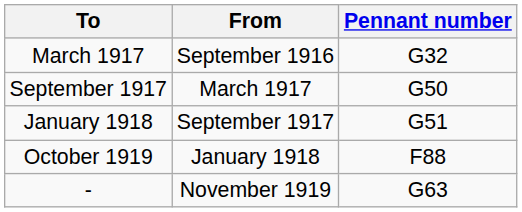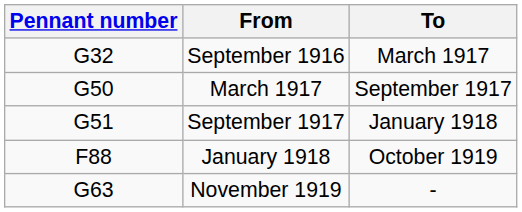columns swapped: (428, 21) <-> (88, 21)
